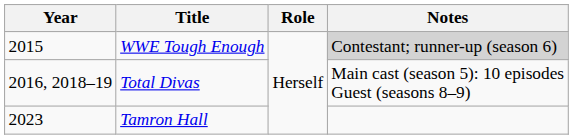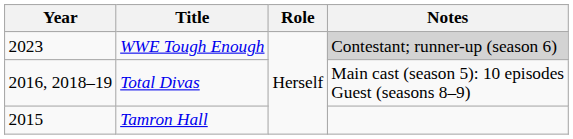(26, 45) 2015 -> (26, 45) 2023
(26, 119) 2023 -> (26, 119) 2015
